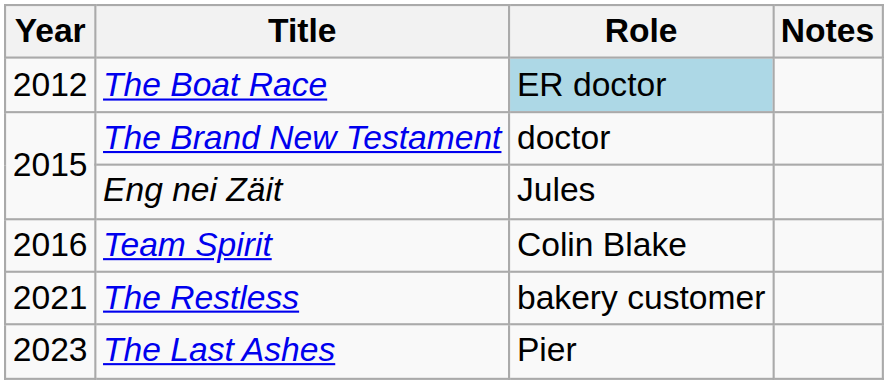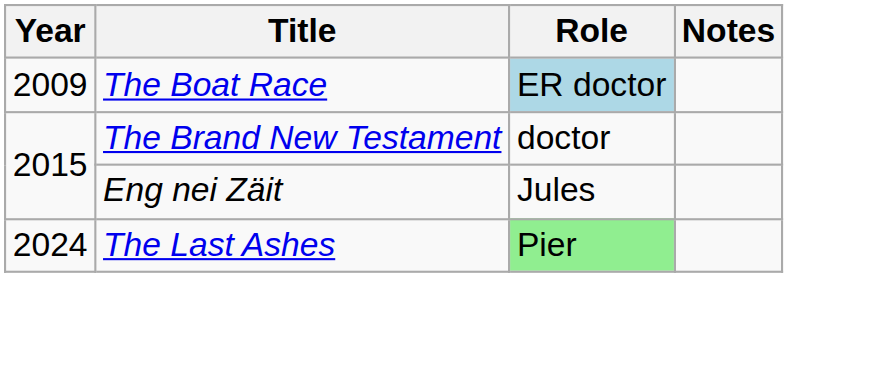(50, 84) 2012 -> (50, 84) 2009
- row: (187, 244)
- row: (201, 297)
(50, 350) 2023 -> (50, 244) 2024
(547, 350) no background -> (547, 244) lightgreen background
